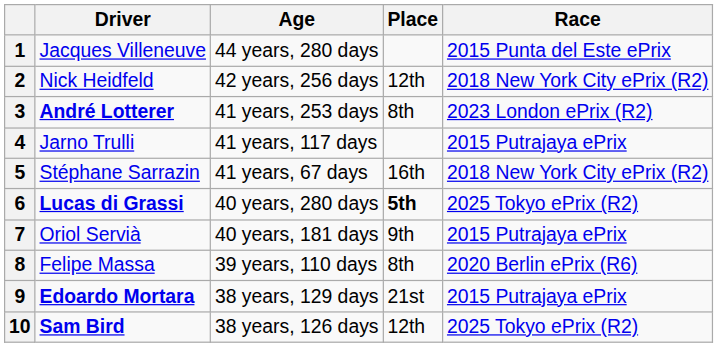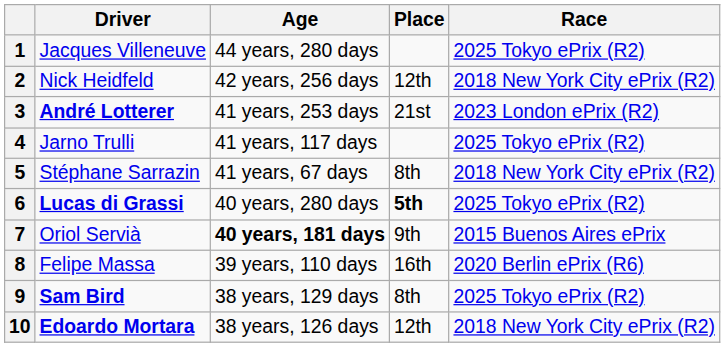(559, 50) 2015 Punta del Este ePrix -> (549, 50) 2025 Tokyo ePrix (R2)
(401, 111) 8th -> (412, 111) 21st
(537, 142) 2015 Putrajaya ePrix -> (549, 142) 2025 Tokyo ePrix (R2)
(406, 173) 16th -> (407, 173) 8th
(297, 234) normal -> (300, 234) bold
(537, 234) 2015 Putrajaya ePrix -> (559, 234) 2015 Buenos Aires ePrix
(401, 265) 8th -> (413, 265) 16th
(117, 296) Edoardo Mortara -> (82, 296) Sam Bird
(406, 296) 21st -> (407, 296) 8th
(537, 296) 2015 Putrajaya ePrix -> (549, 296) 2025 Tokyo ePrix (R2)
(82, 326) Sam Bird -> (117, 326) Edoardo Mortara
(543, 326) 2025 Tokyo ePrix (R2) -> (584, 326) 2018 New York City ePrix (R2)
